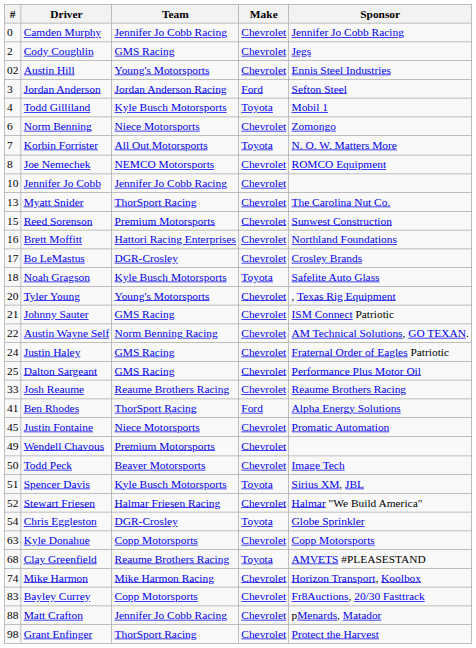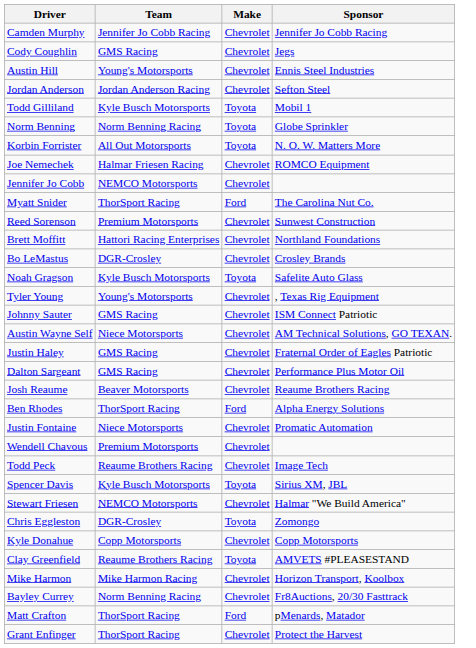- column: (13, 14)
(252, 89) Ford -> (247, 89) Chevrolet
(157, 126) Niece Motorsports -> (149, 126) Norm Benning Racing
(264, 126) Chevrolet -> (240, 126) Toyota
(314, 126) Zomongo -> (311, 126) Globe Sprinkler
(164, 164) NEMCO Motorsports -> (151, 164) Halmar Friesen Racing
(171, 183) Jennifer Jo Cobb Racing -> (148, 183) NEMCO Motorsports
(264, 202) Chevrolet -> (235, 202) Ford
(166, 333) Norm Benning Racing -> (140, 333) Niece Motorsports
(172, 390) Reaume Brothers Racing -> (143, 390) Beaver Motorsports
(160, 465) Beaver Motorsports -> (155, 465) Reaume Brothers Racing
(167, 502) Halmar Friesen Racing -> (148, 502) NEMCO Motorsports
(328, 521) Globe Sprinkler -> (297, 521) Zomongo
(156, 596) Copp Motorsports -> (149, 596) Norm Benning Racing
(171, 615) Jennifer Jo Cobb Racing -> (139, 615) ThorSport Racing
(264, 615) Chevrolet -> (235, 615) Ford
